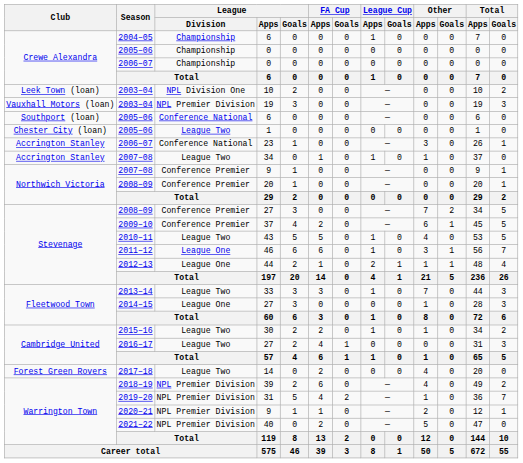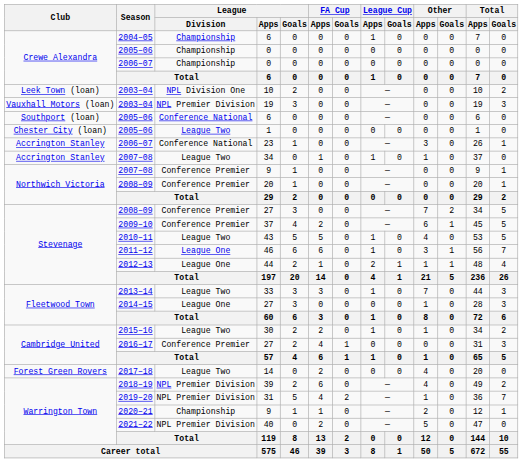(206, 345) League Two -> (206, 345) Conference Premier
(206, 411) NPL Premier Division -> (206, 411) Championship
